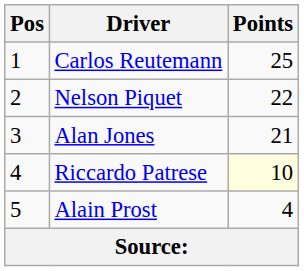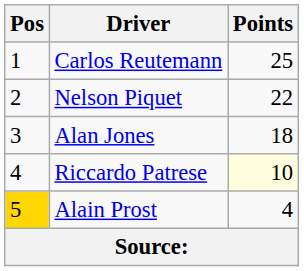(282, 135) 21 -> (282, 135) 18
(16, 210) no background -> (16, 210) gold background
